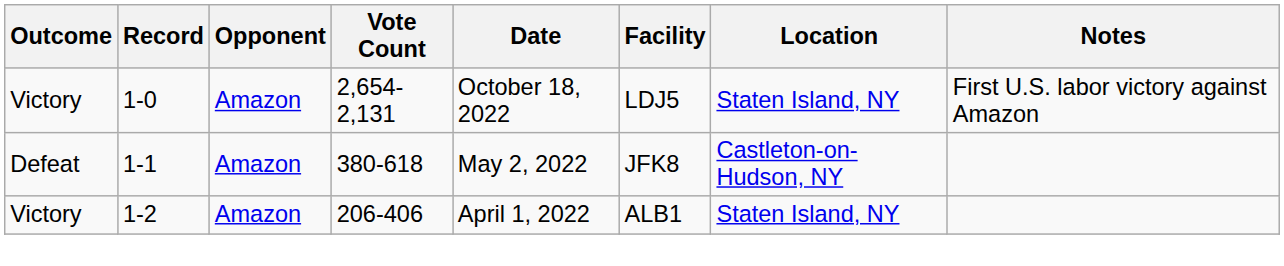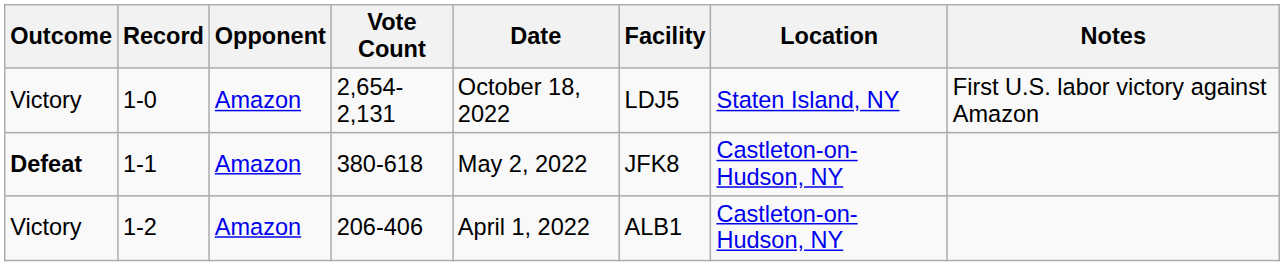(45, 163) normal -> (46, 163) bold
(808, 214) Staten Island, NY -> (787, 227) Castleton-on-Hudson, NY
